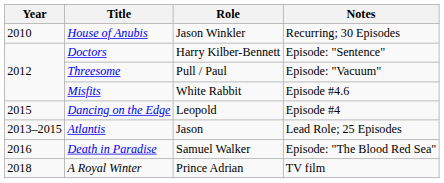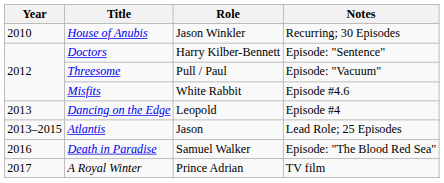(19, 110) 2015 -> (19, 110) 2013
(19, 168) 2018 -> (19, 168) 2017
